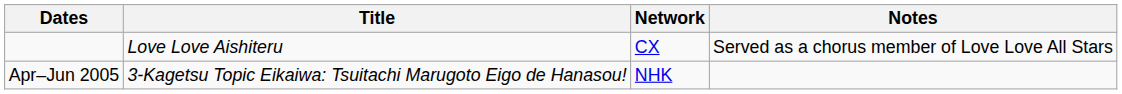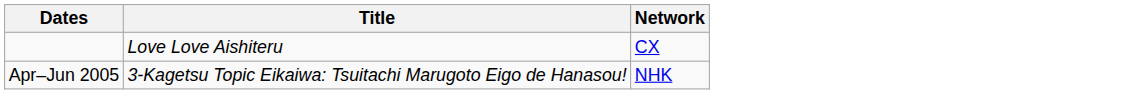- column: (913, 18)
